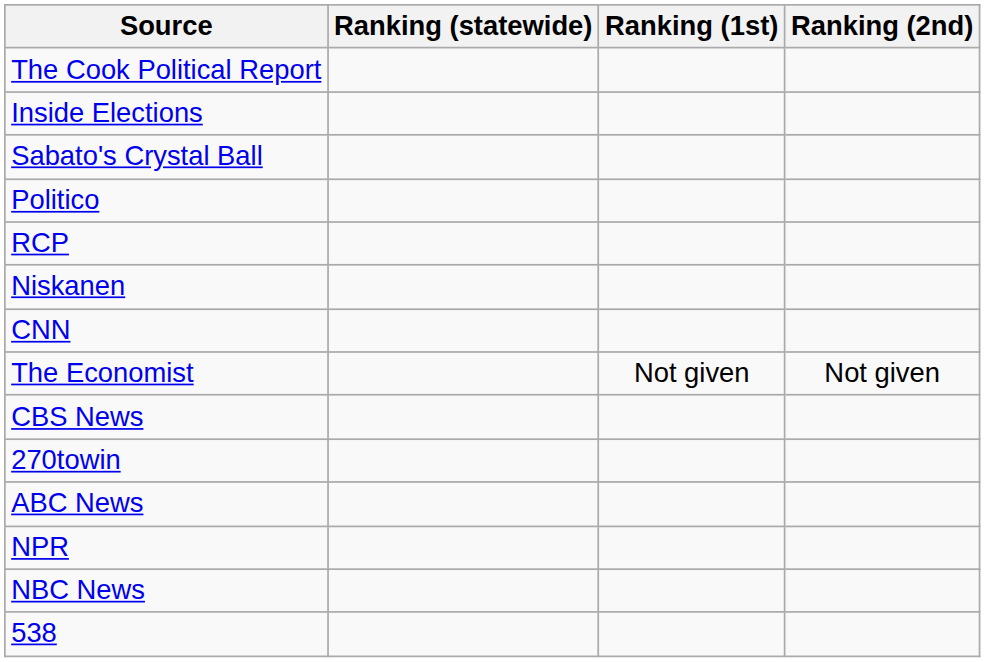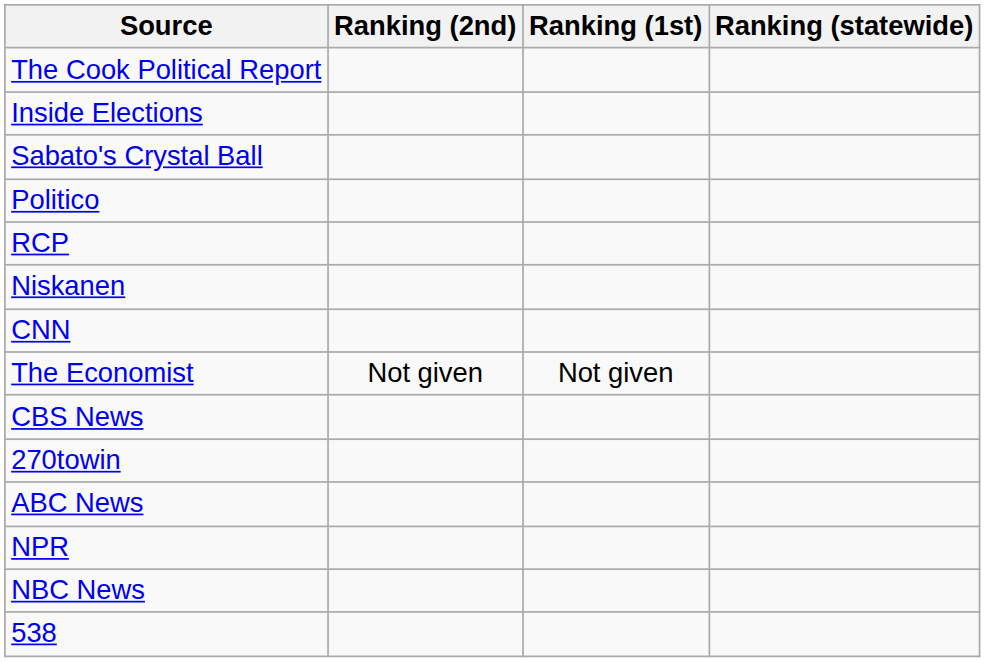columns swapped: (463, 26) <-> (882, 26)
